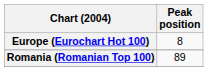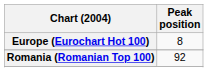(180, 58) 89 -> (180, 58) 92
